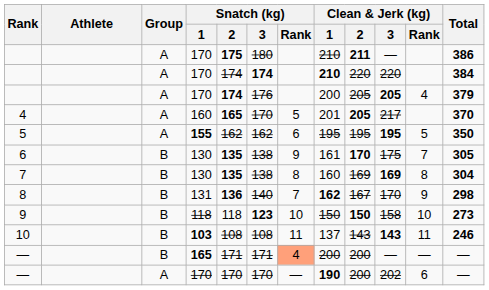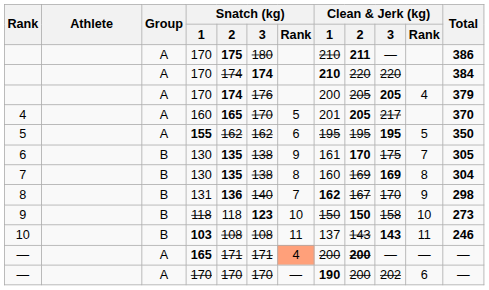(164, 255) B -> (164, 255) A
(360, 255) normal -> (360, 255) bold
